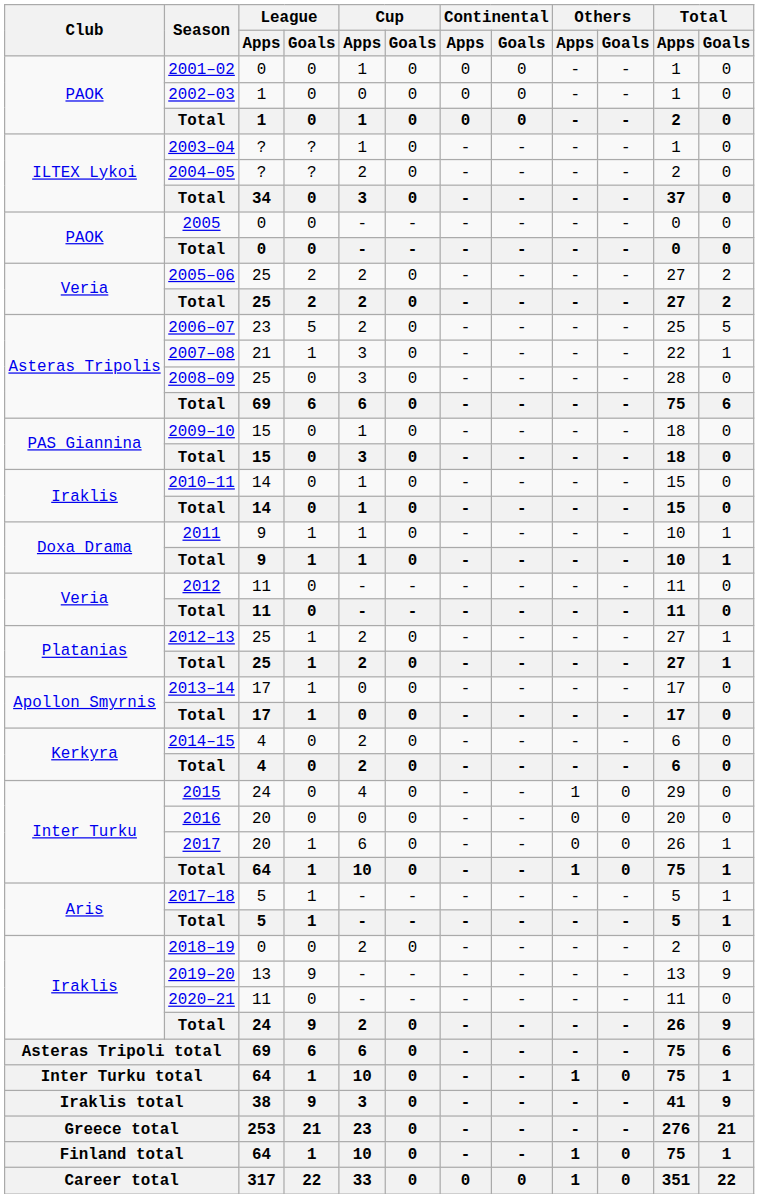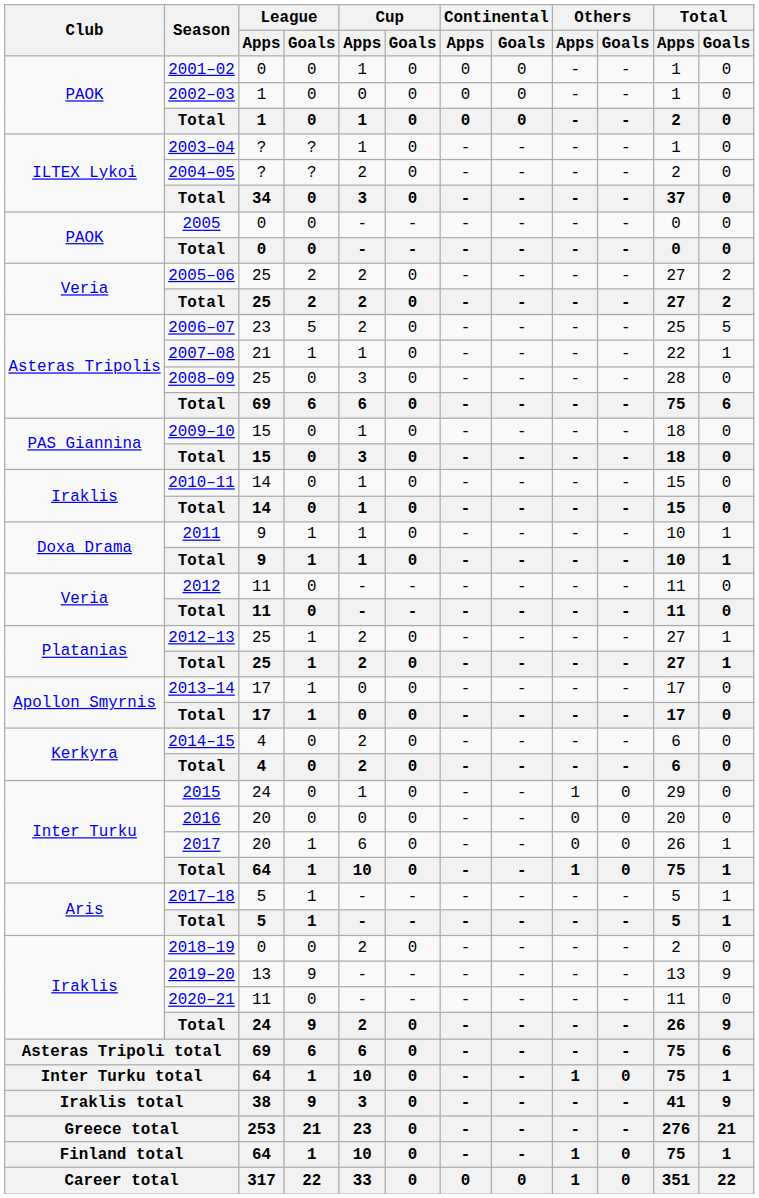(362, 354) 3 -> (362, 354) 1
(362, 793) 4 -> (362, 793) 1
